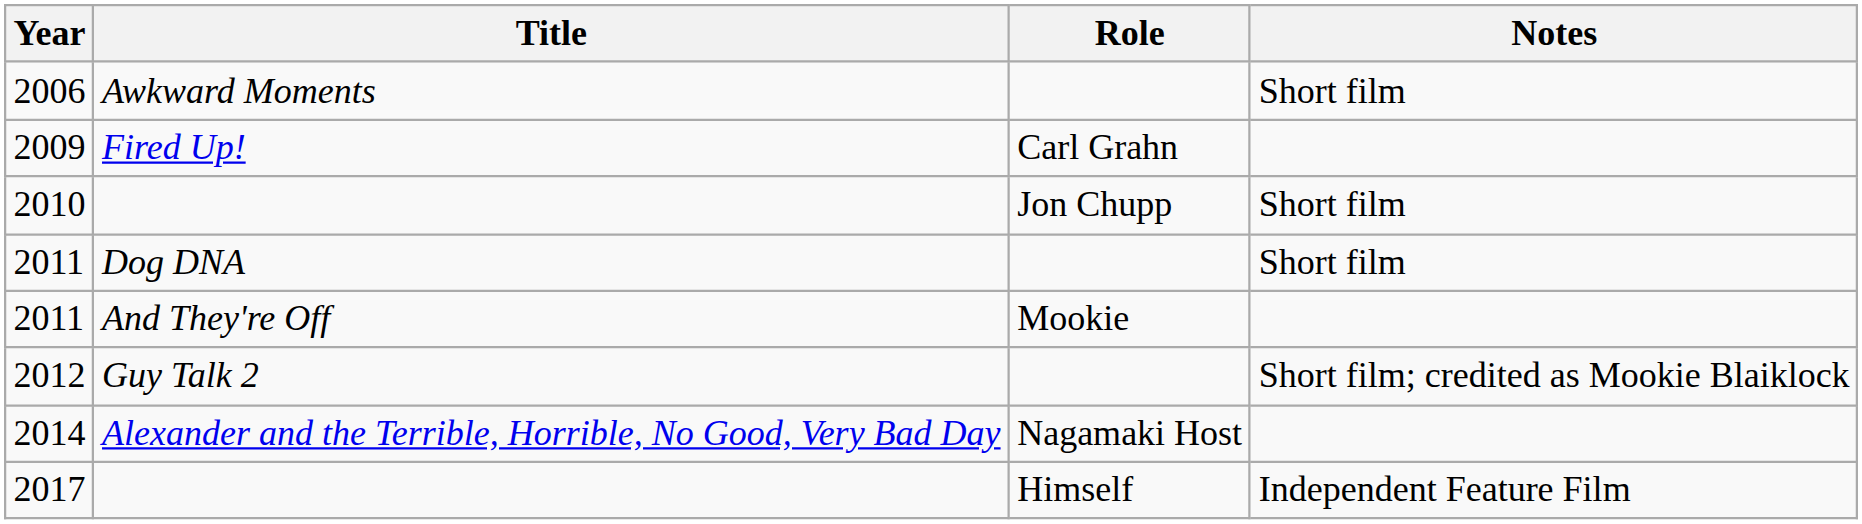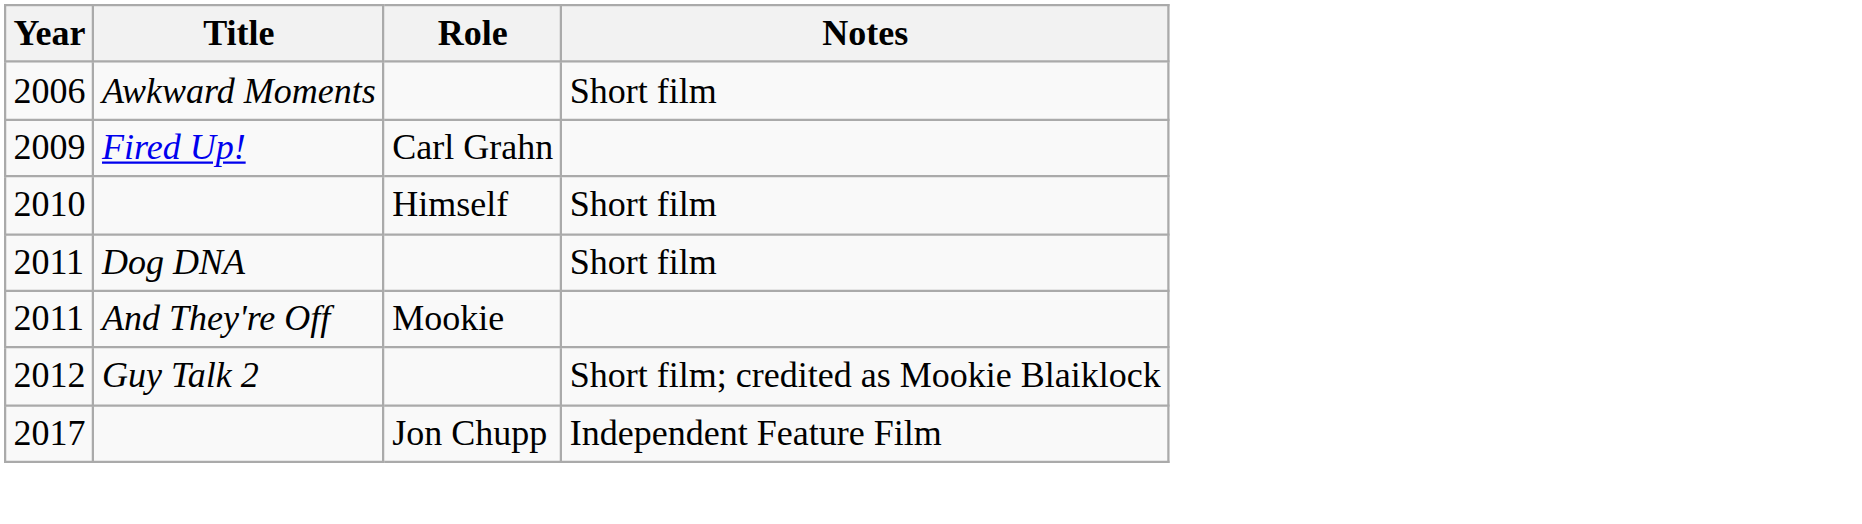(1095, 204) Jon Chupp -> (450, 204) Himself
- row: (49, 432)
(1075, 489) Himself -> (470, 432) Jon Chupp
